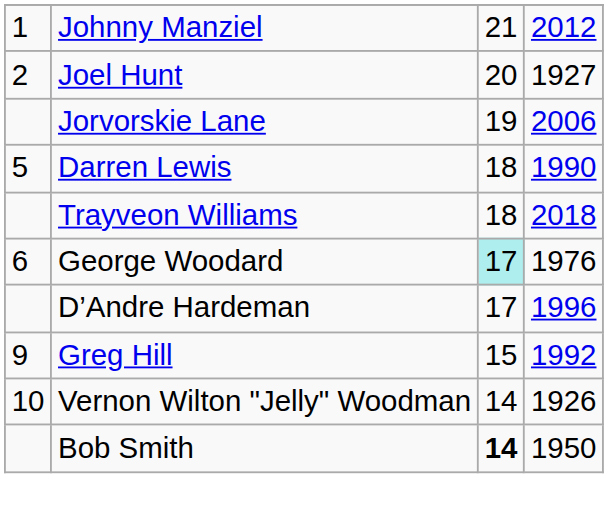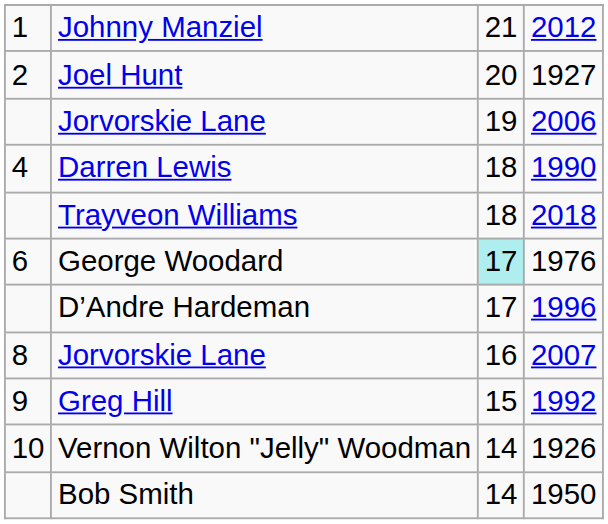(20, 167) 5 -> (20, 167) 4
+ row: (162, 354)
(501, 448) bold -> (501, 494) normal
